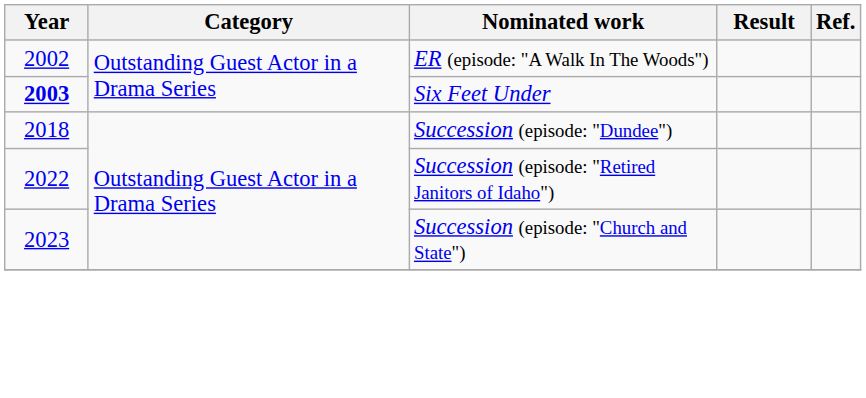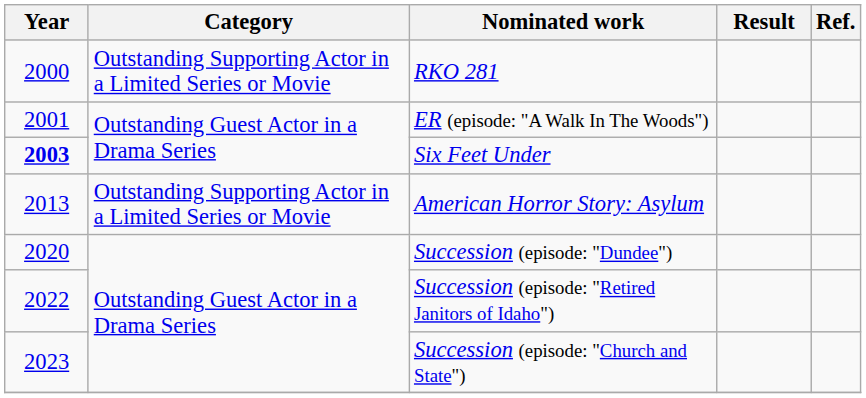+ row: (456, 70)
(47, 58) 2002 -> (47, 119) 2001
+ row: (559, 203)
(47, 129) 2018 -> (47, 252) 2020
